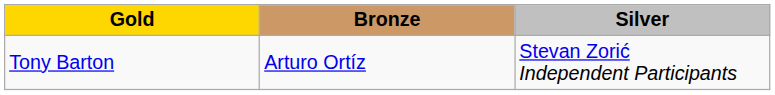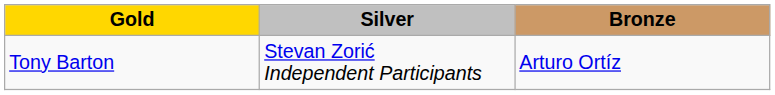columns swapped: (642, 20) <-> (387, 20)
